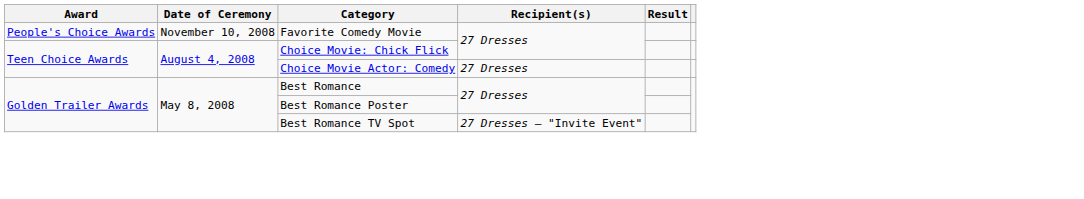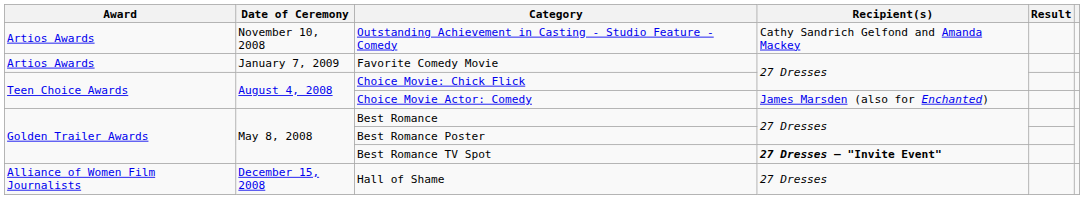+ row: (535, 38)
(81, 32) People's Choice Awards -> (51, 63) Artios Awards
(218, 32) November 10, 2008 -> (289, 63) January 7, 2009
(494, 68) 27 Dresses -> (874, 99) James Marsden (also for Enchanted)
(551, 123) normal -> (851, 154) bold
+ row: (401, 179)
